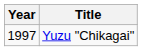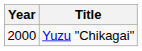(22, 35) 1997 -> (22, 35) 2000
